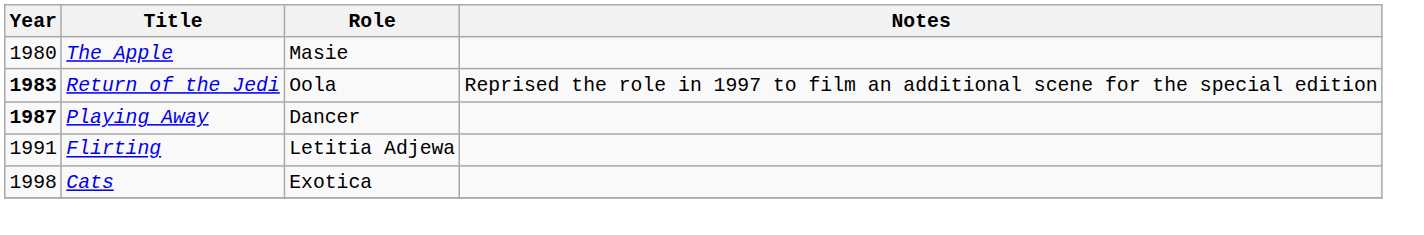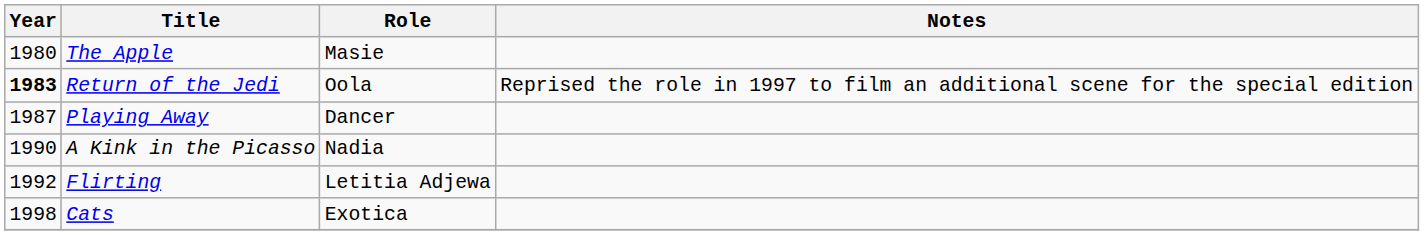(33, 117) bold -> (33, 117) normal
+ row: (191, 150)
(33, 150) 1991 -> (33, 182) 1992
